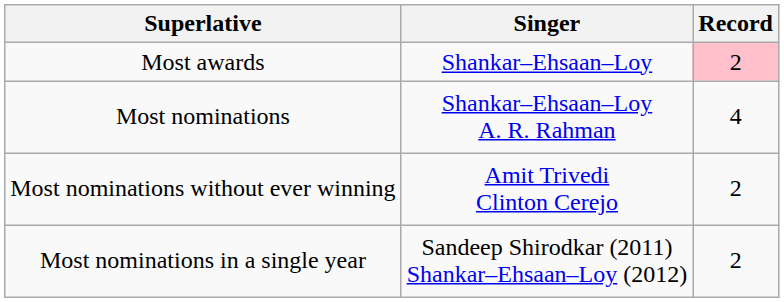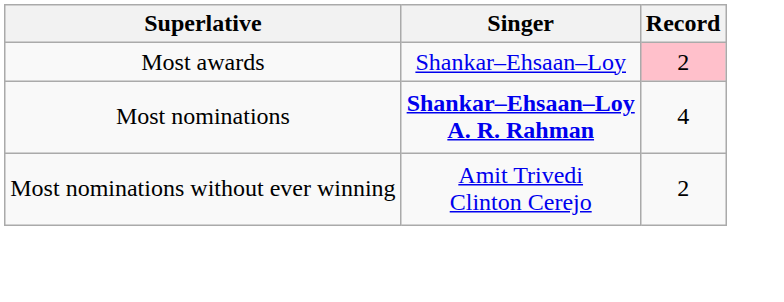(547, 116) normal -> (521, 116) bold
- row: (203, 260)
